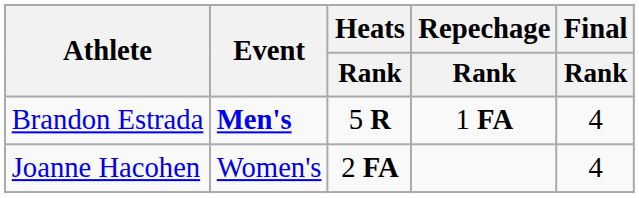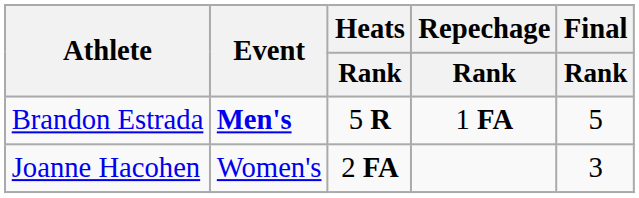(596, 120) 4 -> (596, 120) 5
(596, 167) 4 -> (596, 167) 3
